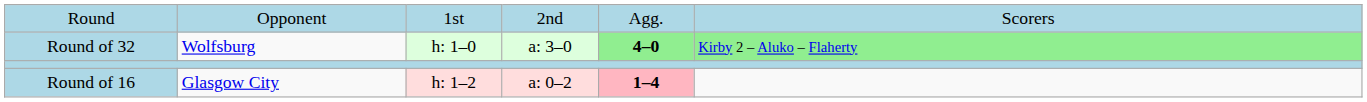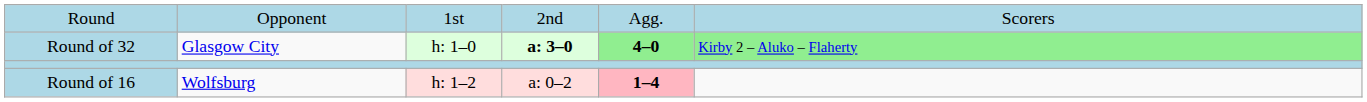(218, 46) Wolfsburg -> (230, 46) Glasgow City
(550, 46) normal -> (550, 46) bold
(230, 82) Glasgow City -> (218, 82) Wolfsburg
